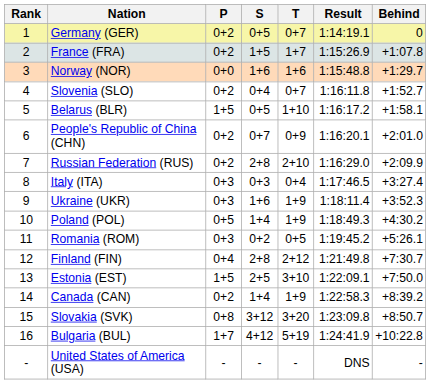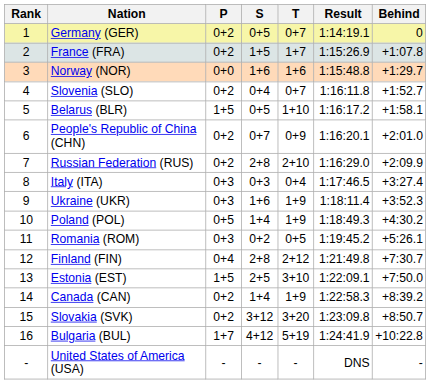(224, 317) 0+8 -> (224, 317) 0+2
